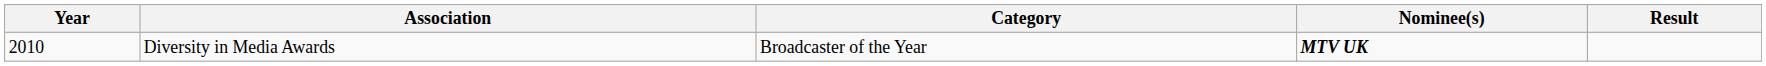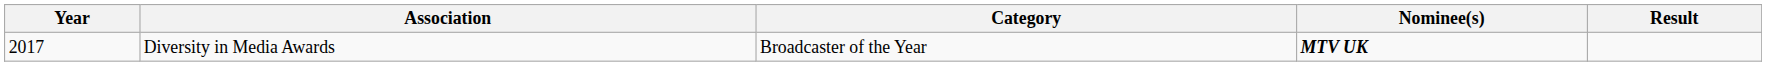(26, 46) 2010 -> (26, 46) 2017
